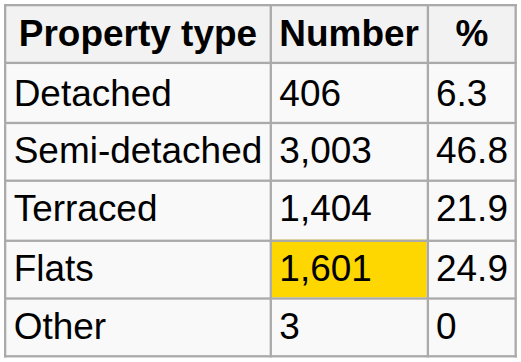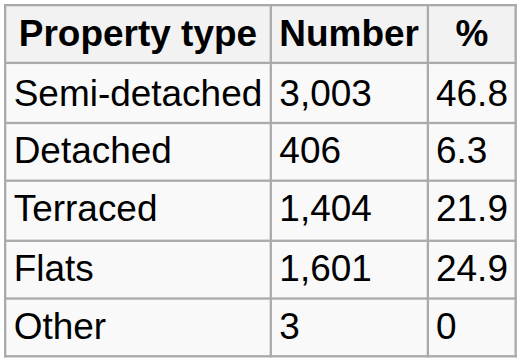rows swapped: (93, 92) <-> (138, 151)
(326, 268) gold background -> (326, 268) no background
